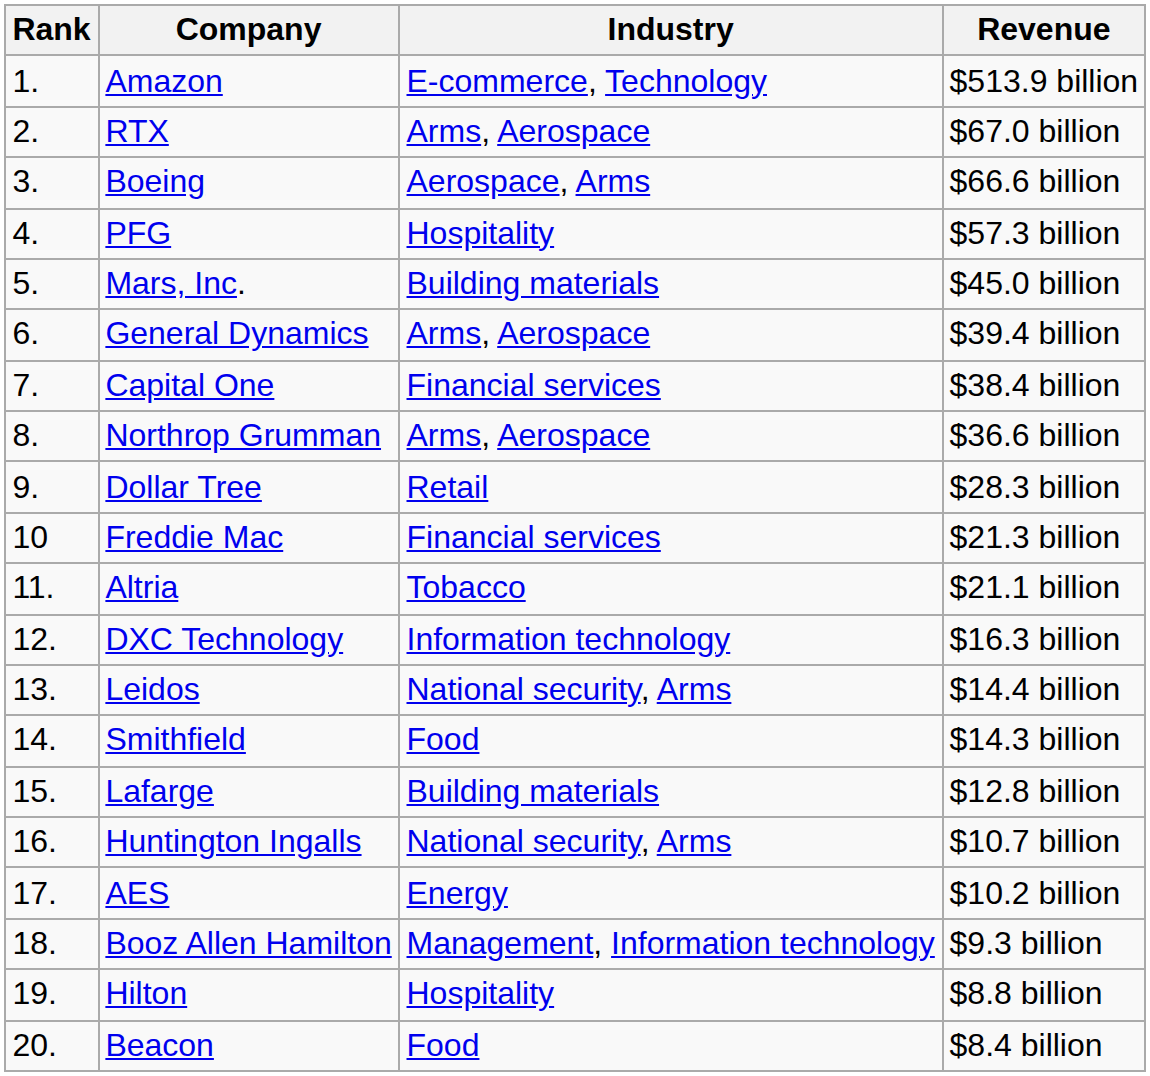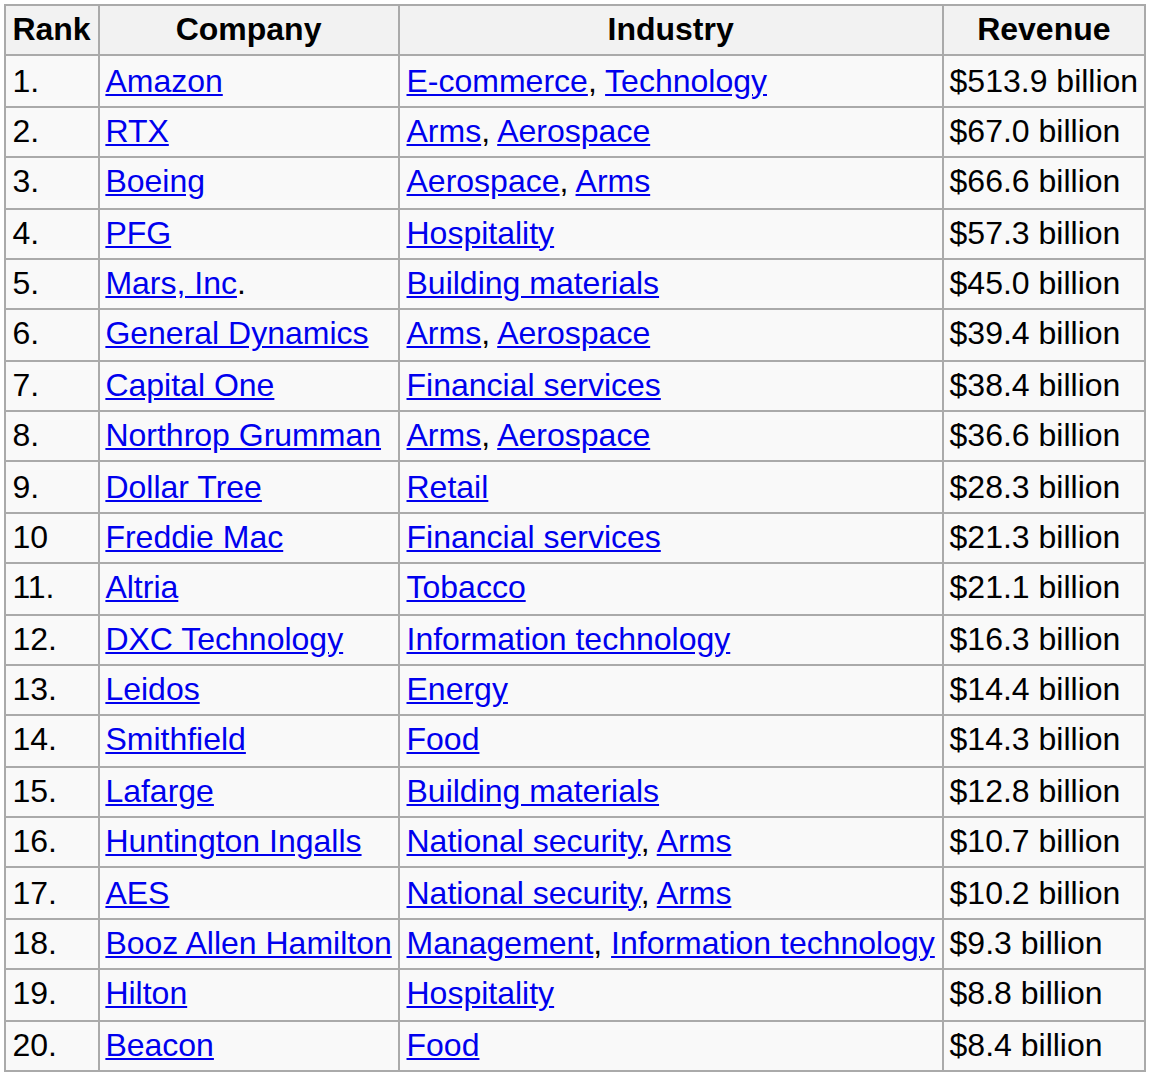(569, 689) National security, Arms -> (457, 689) Energy
(457, 892) Energy -> (569, 892) National security, Arms
